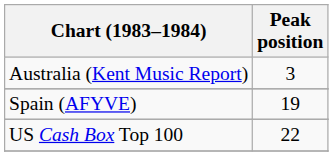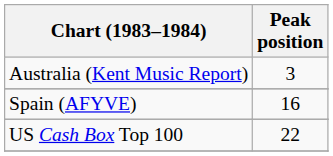(290, 103) 19 -> (290, 103) 16
